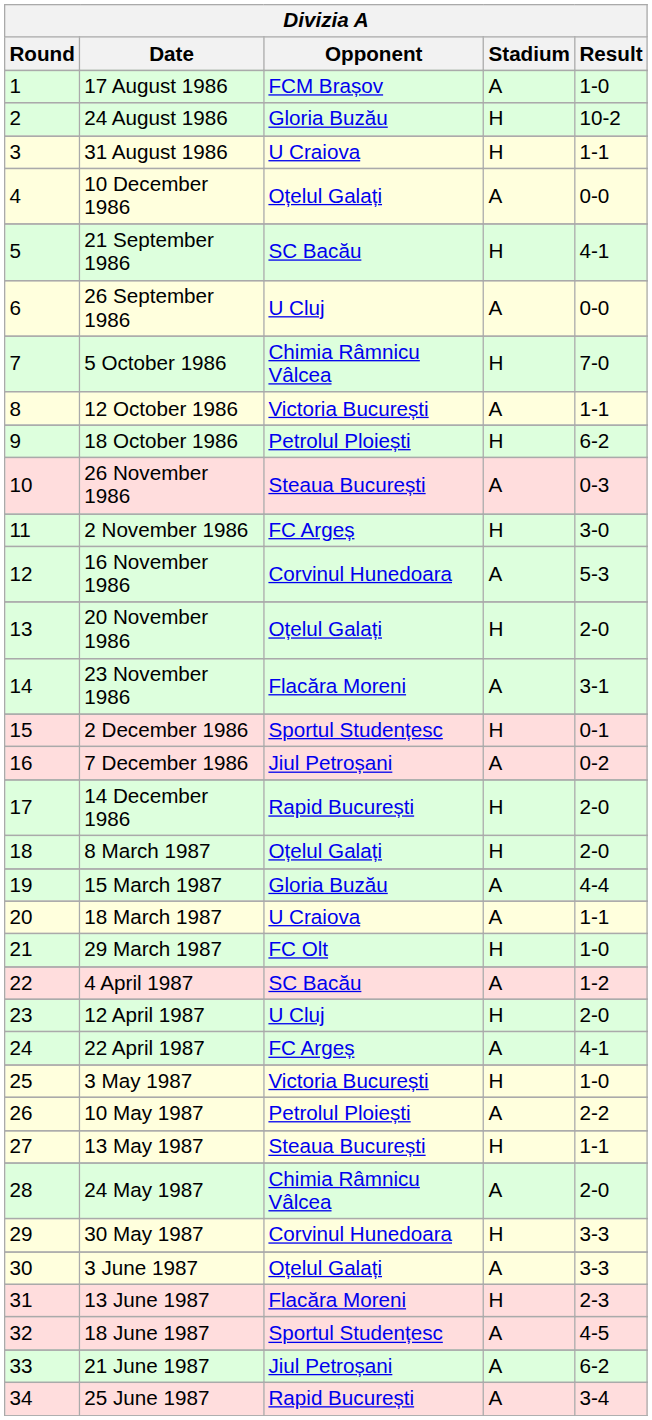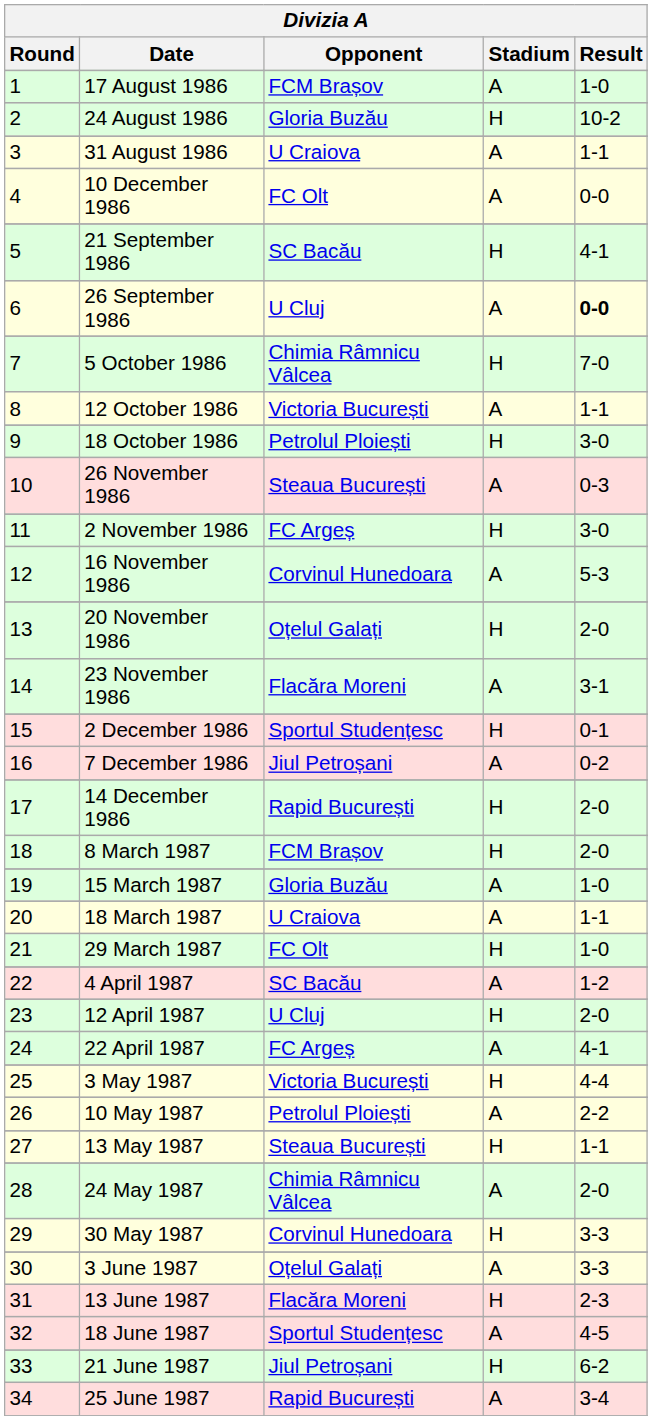(496, 151) H -> (495, 151) A
(325, 196) Oțelul Galați -> (298, 196) FC Olt
(594, 308) normal -> (594, 308) bold
(594, 441) 6-2 -> (594, 441) 3-0
(325, 851) Oțelul Galați -> (326, 851) FCM Brașov
(594, 884) 4-4 -> (594, 884) 1-0
(594, 1080) 1-0 -> (594, 1080) 4-4
(495, 1366) A -> (496, 1366) H
